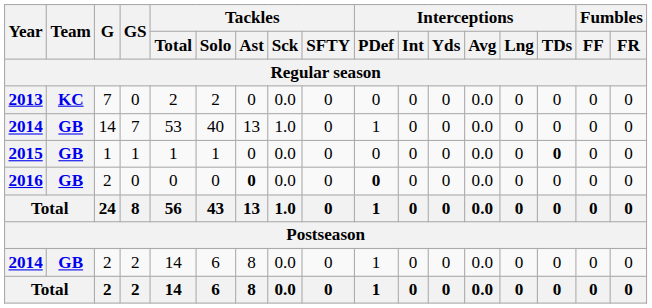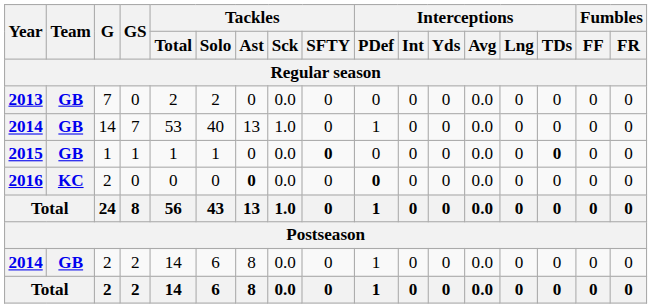(71, 99) KC -> (71, 99) GB
(328, 153) normal -> (328, 153) bold
(71, 180) GB -> (71, 180) KC
